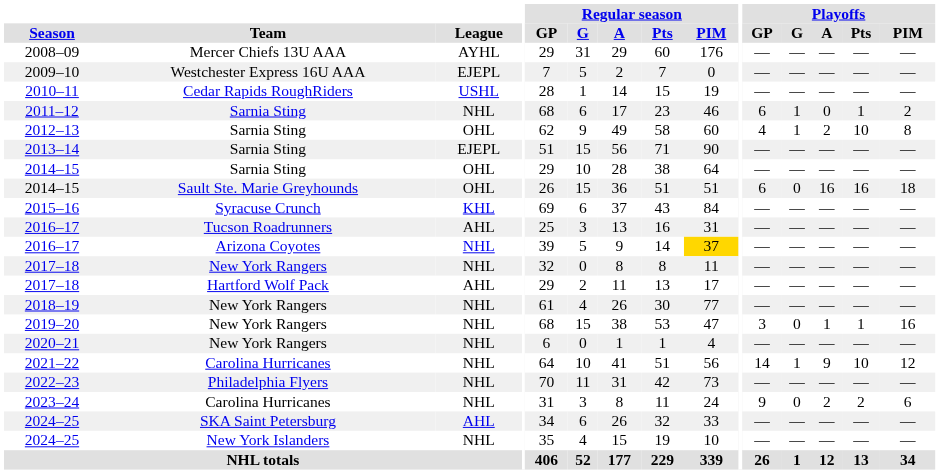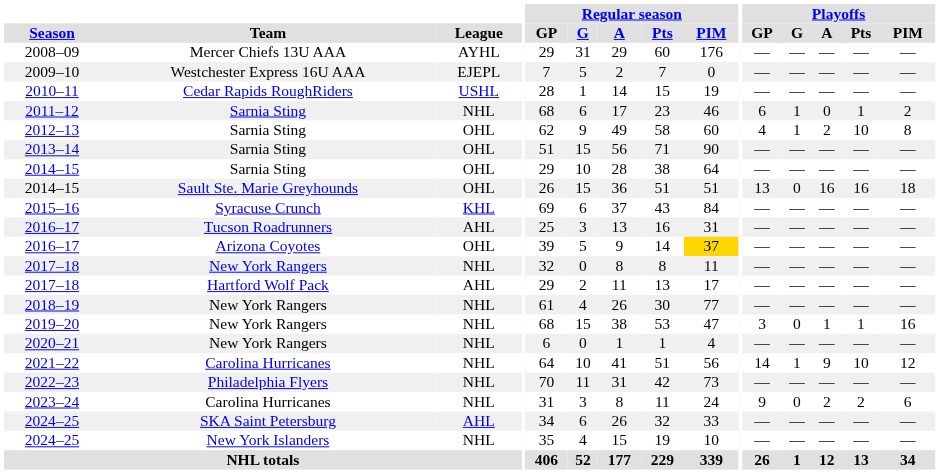(479, 149) EJEPL -> (479, 149) OHL
(762, 188) 6 -> (762, 188) 13
(479, 246) NHL -> (479, 246) OHL
